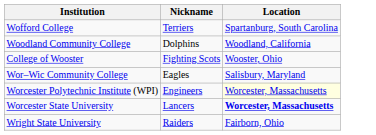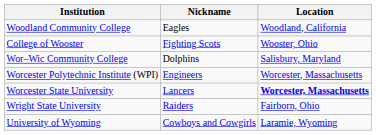- row: (40, 28)
(181, 43) Dolphins -> (176, 28) Eagles
(176, 75) Eagles -> (181, 59) Dolphins
(276, 91) lightyellow background -> (311, 75) no background
+ row: (54, 122)
